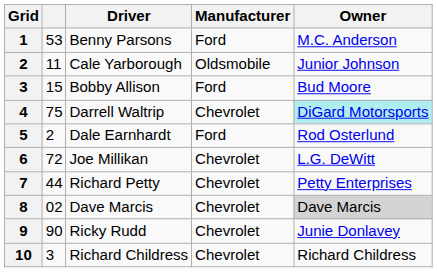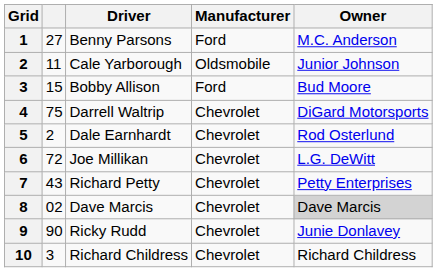(54, 40) 53 -> (54, 40) 27
(363, 111) paleturquoise background -> (363, 111) no background
(211, 135) Ford -> (227, 135) Chevrolet
(54, 183) 44 -> (54, 183) 43
